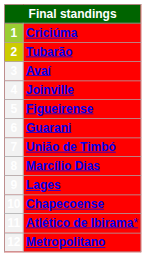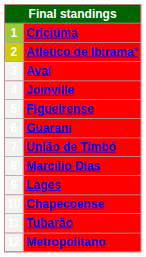(49, 52) Tubarão -> (82, 52) Atlético de Ibirama*
(82, 223) Atlético de Ibirama* -> (49, 223) Tubarão
